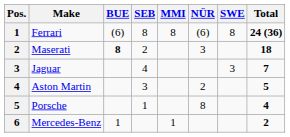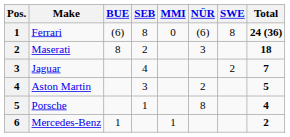(173, 32) 8 -> (173, 32) 0
(118, 50) bold -> (118, 50) normal
(232, 68) 3 -> (232, 68) 2
